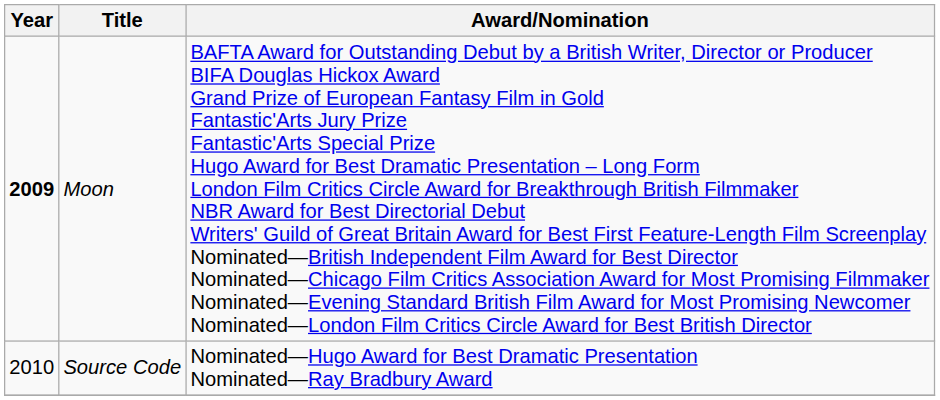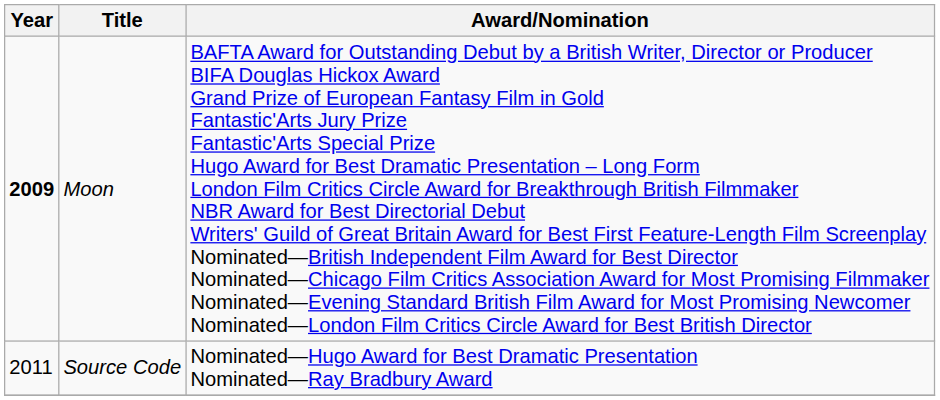(32, 367) 2010 -> (31, 367) 2011
